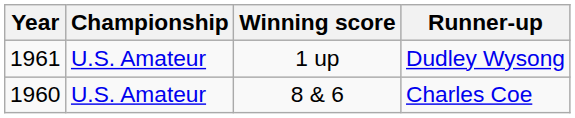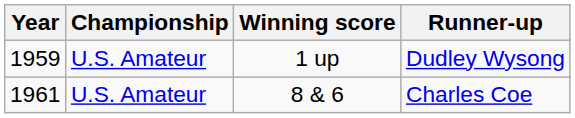(35, 58) 1961 -> (35, 58) 1959
(35, 94) 1960 -> (35, 94) 1961
